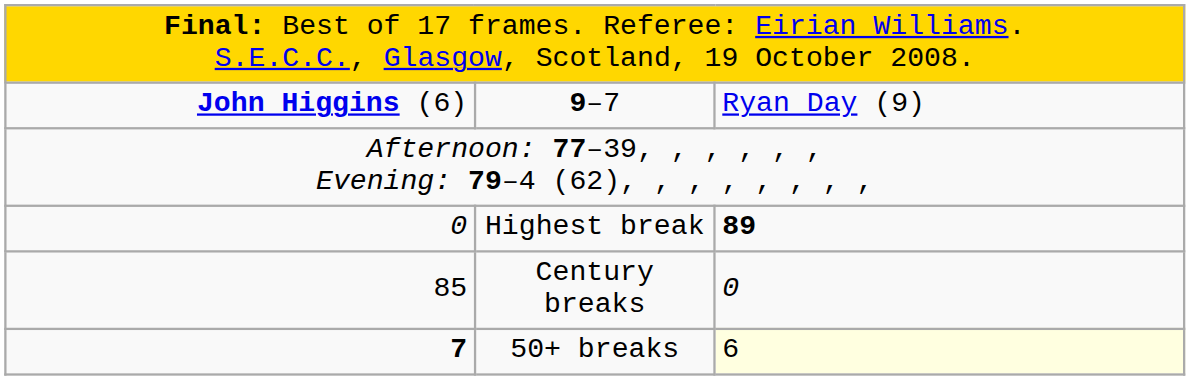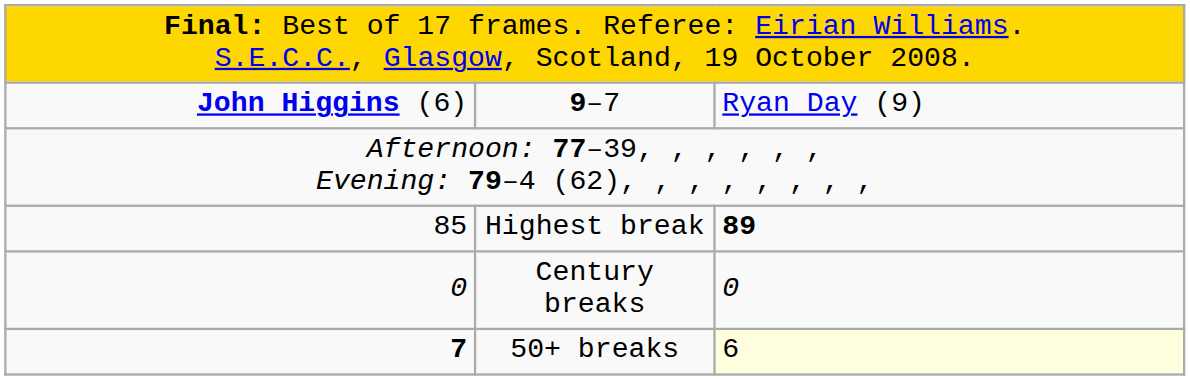(459, 228) 0 -> (450, 228) 85
(450, 290) 85 -> (459, 290) 0
